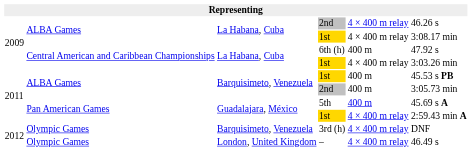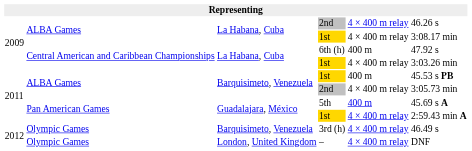(360, 89) 400 m -> (378, 89) 4 × 400 m relay
(421, 129) DNF -> (425, 129) 46.49 s
(425, 142) 46.49 s -> (421, 142) DNF
